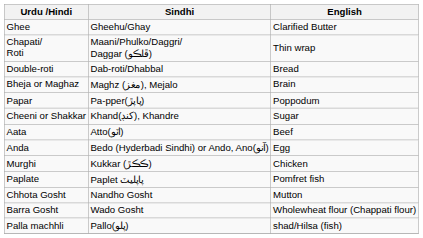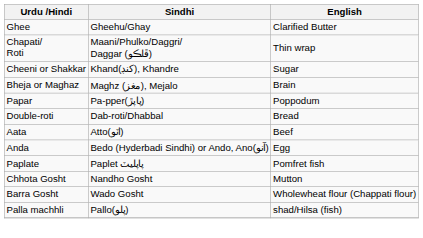rows swapped: (46, 116) <-> (30, 69)
- row: (21, 163)
